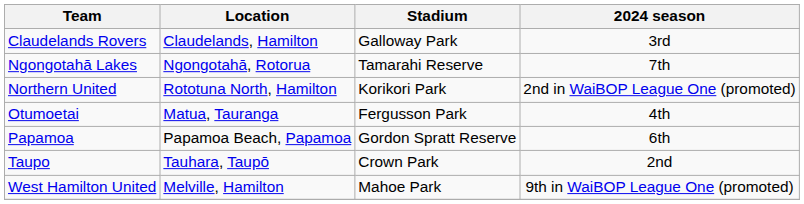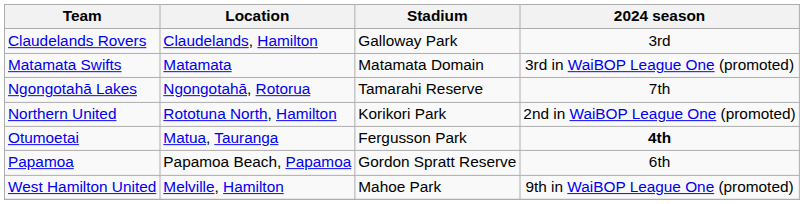+ row: (65, 65)
(660, 114) normal -> (660, 138) bold
- row: (29, 162)
